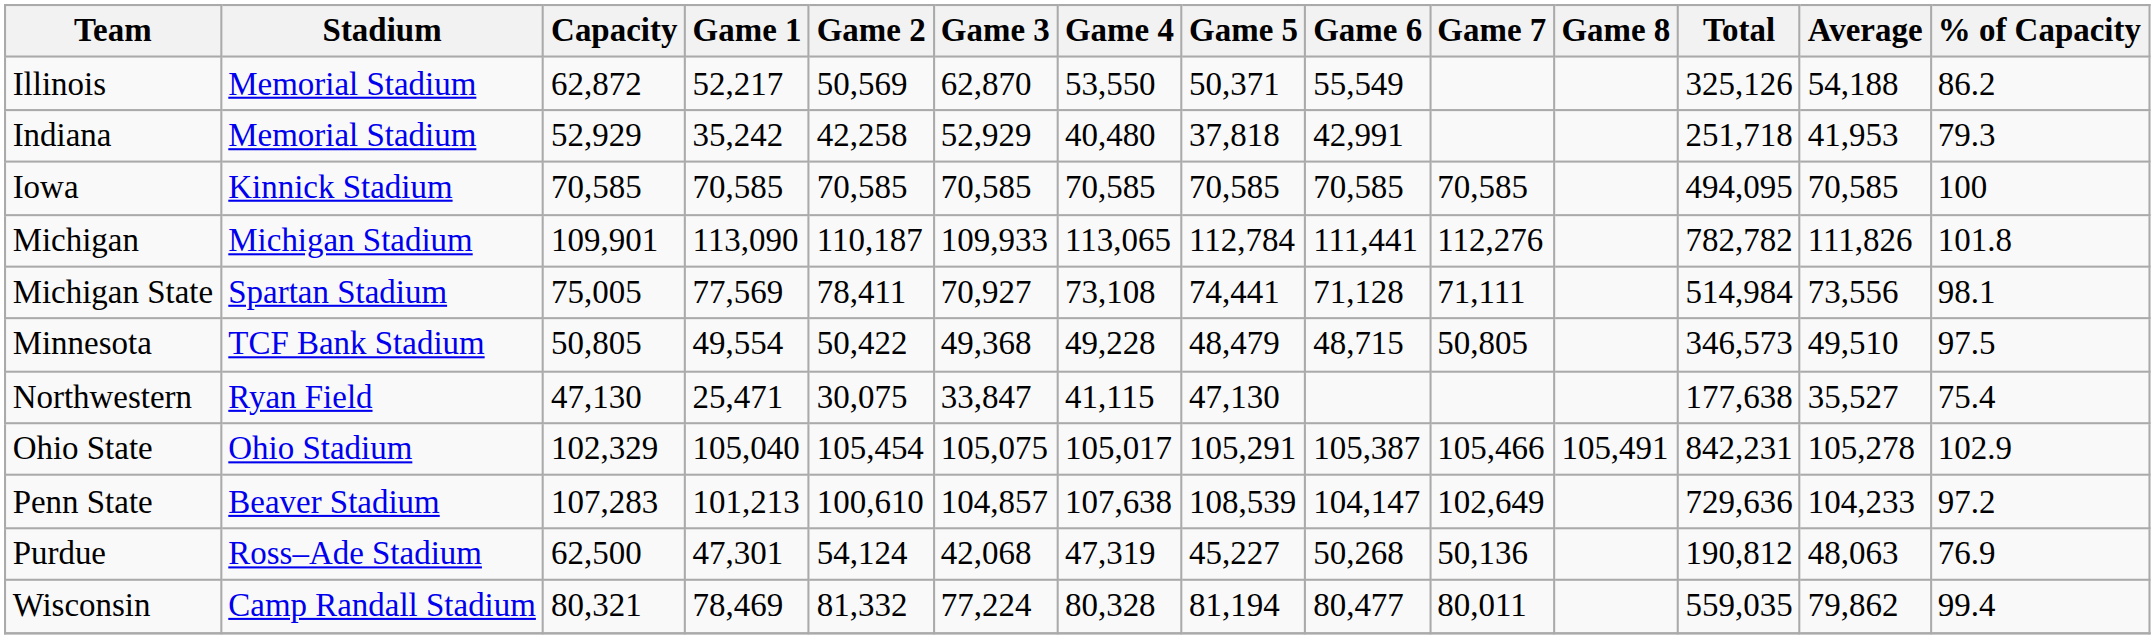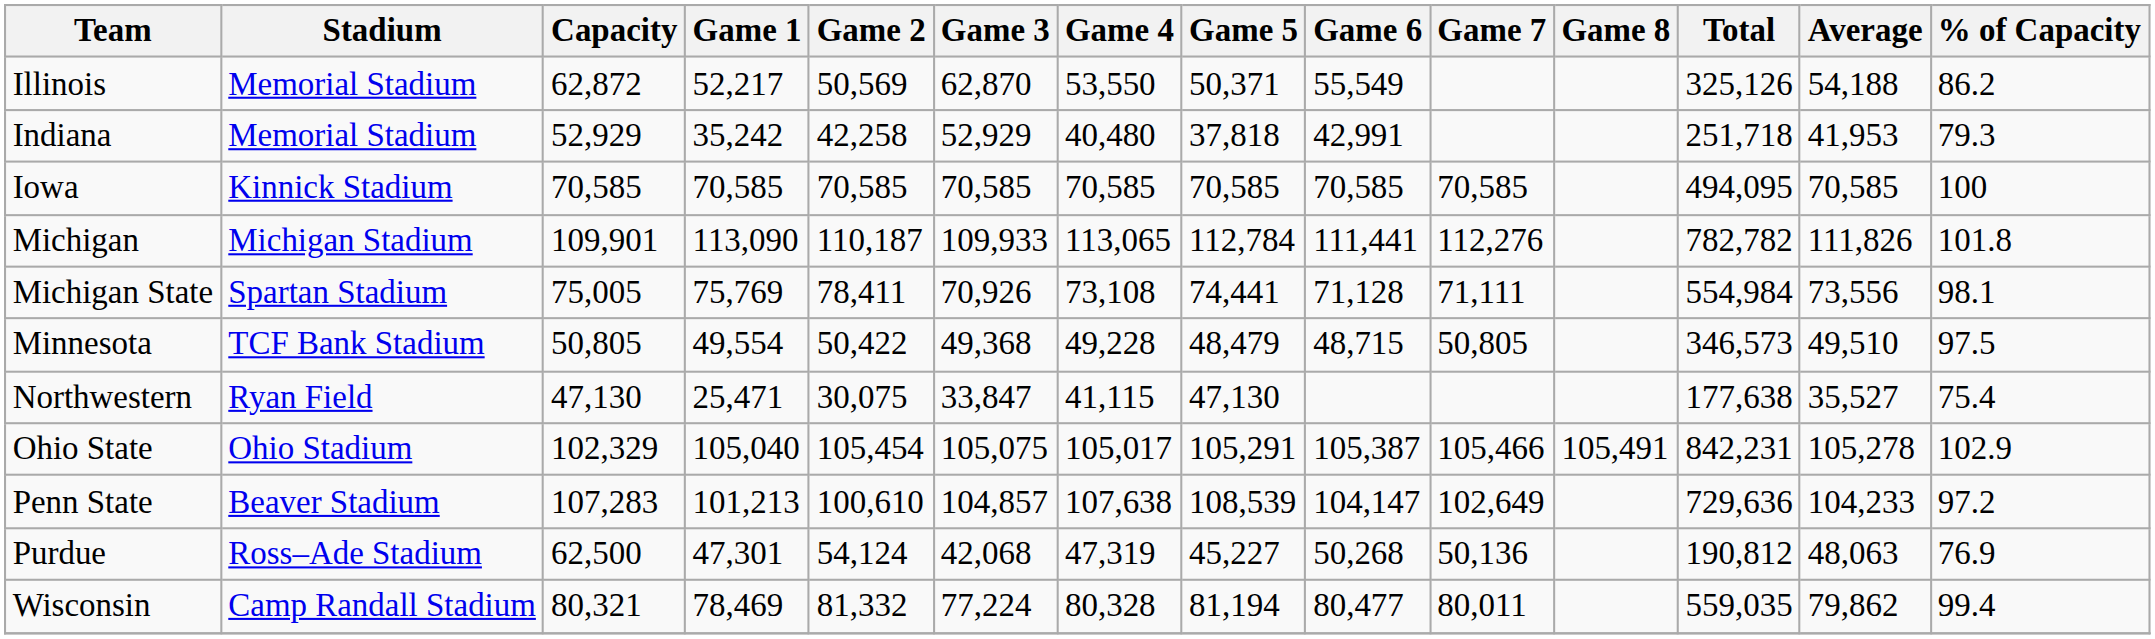(738, 291) 77,569 -> (738, 291) 75,769
(986, 291) 70,927 -> (986, 291) 70,926
(1739, 291) 514,984 -> (1739, 291) 554,984
